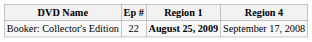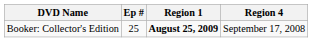(134, 28) 22 -> (134, 28) 25
